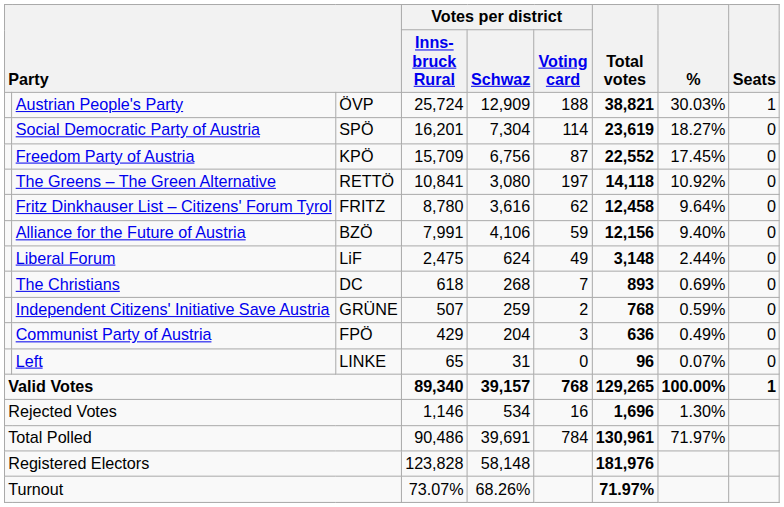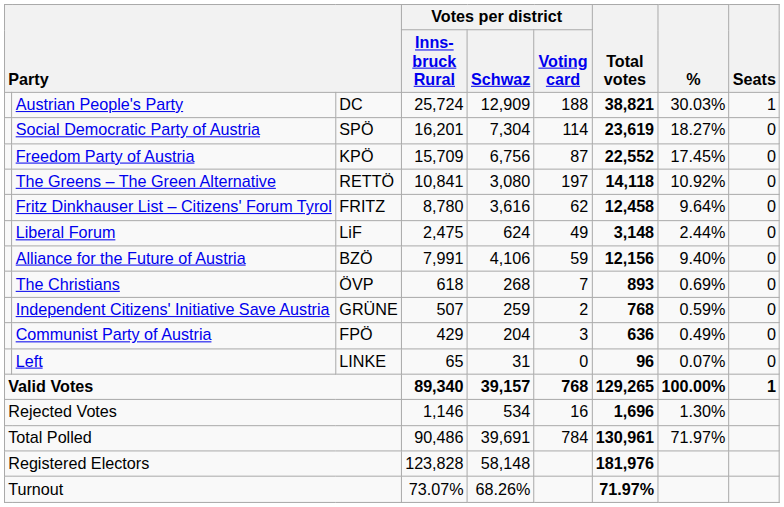(356, 104) ÖVP -> (351, 104) DC
rows swapped: (131, 233) <-> (66, 258)
(351, 284) DC -> (356, 284) ÖVP
